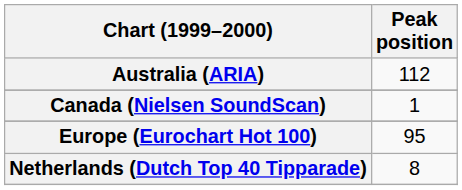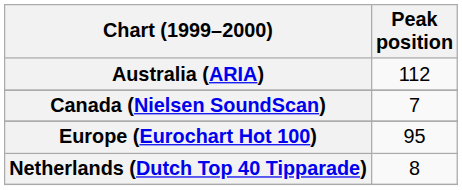(414, 105) 1 -> (414, 105) 7
